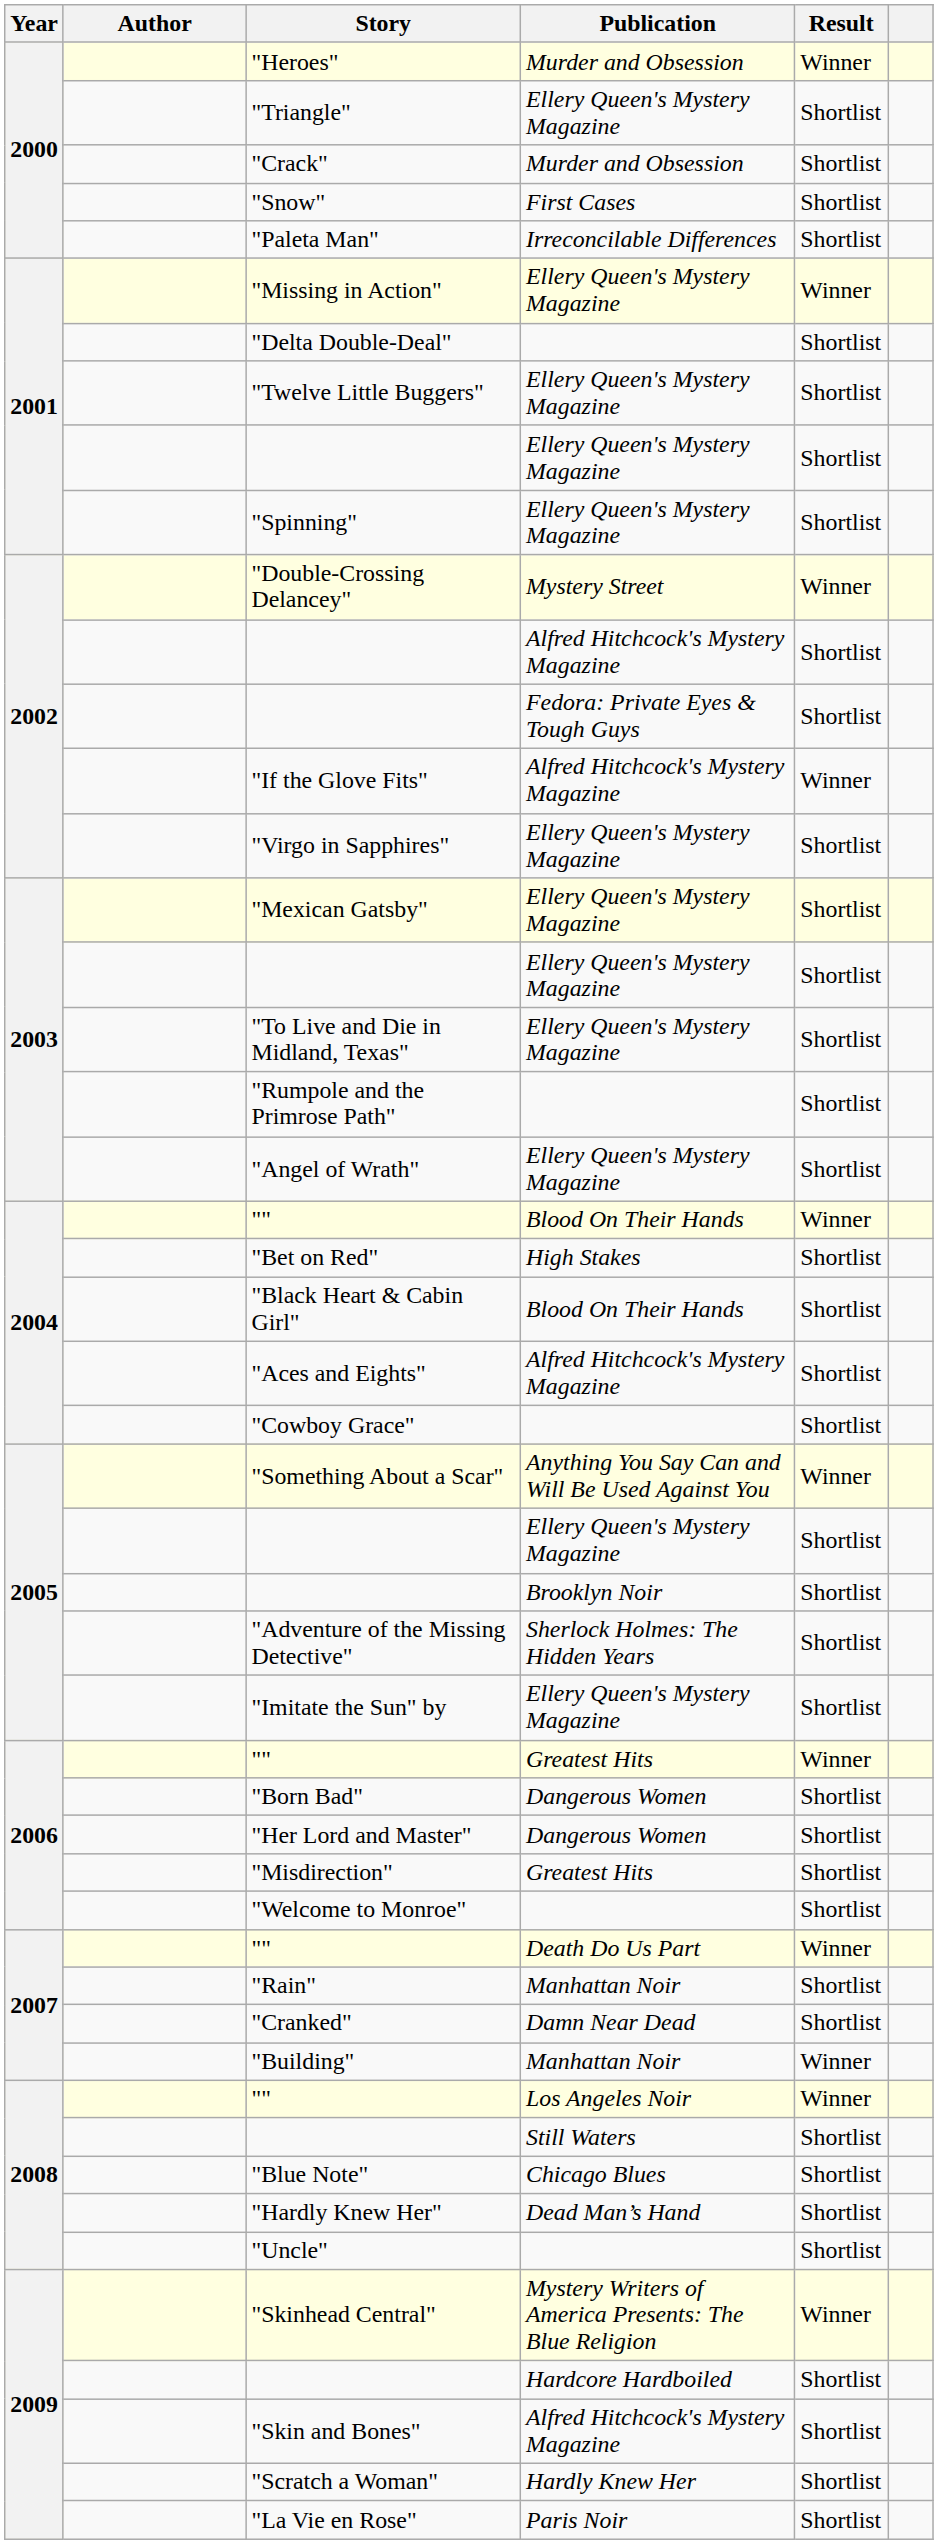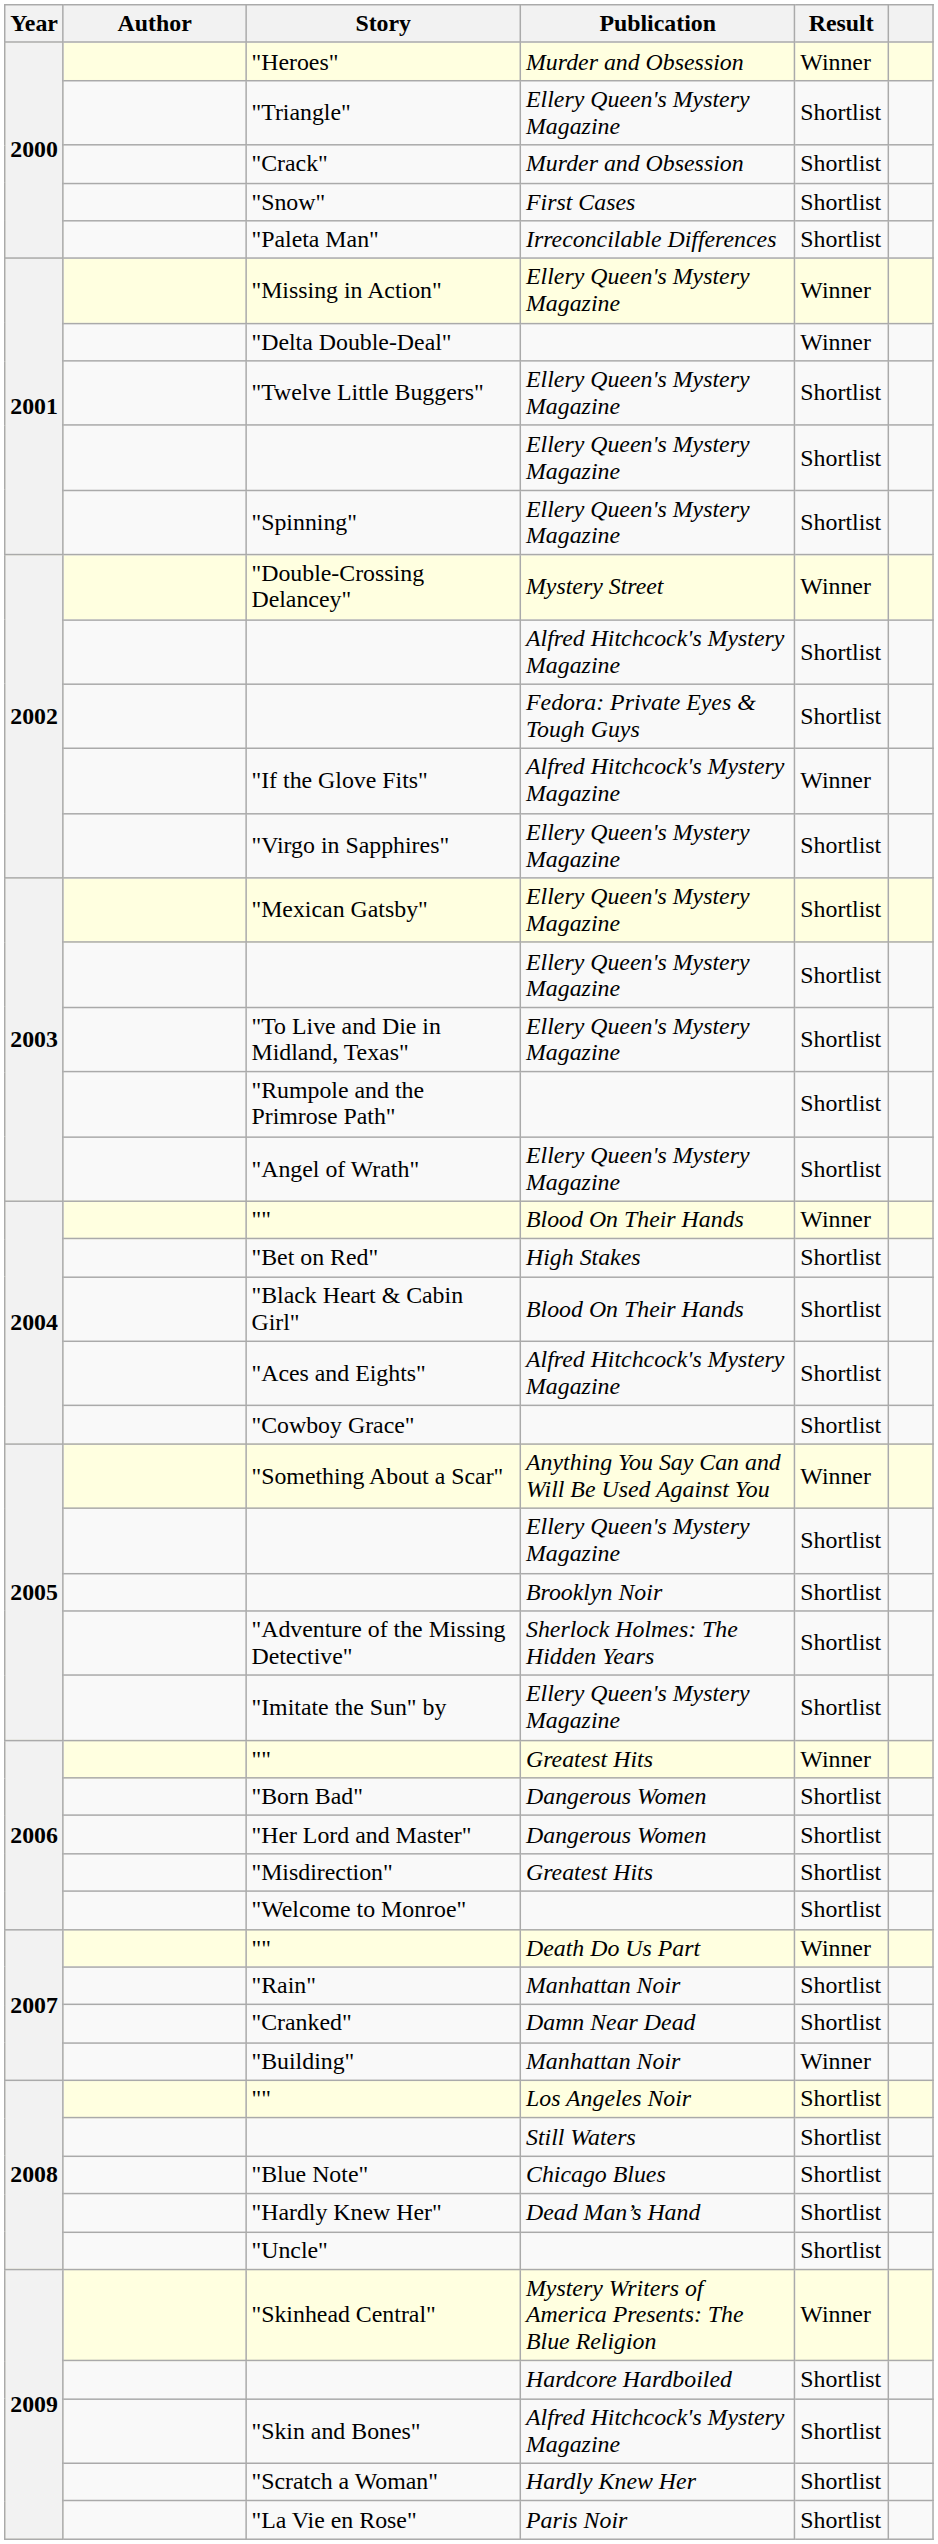(841, 341) Shortlist -> (836, 341) Winner
(836, 2098) Winner -> (841, 2098) Shortlist
